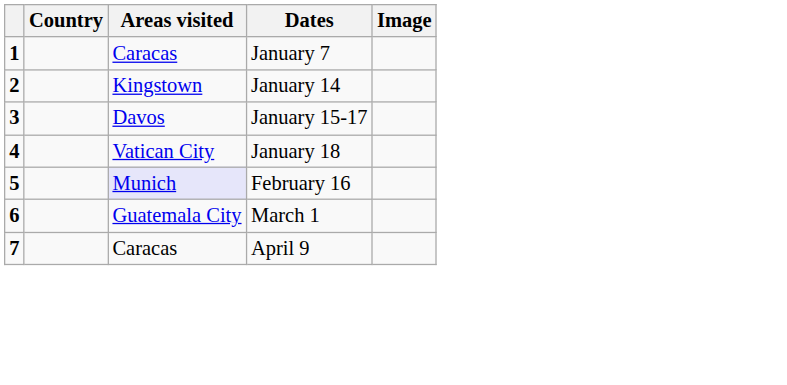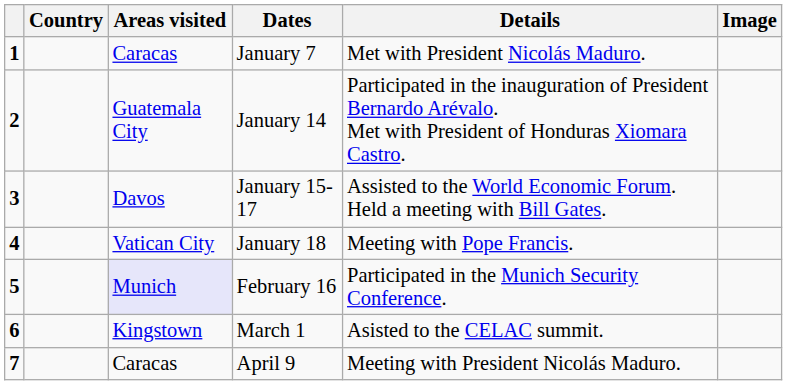+ column: (530, 20)
(157, 85) Kingstown -> (157, 120) Guatemala City
(177, 215) Guatemala City -> (157, 330) Kingstown
